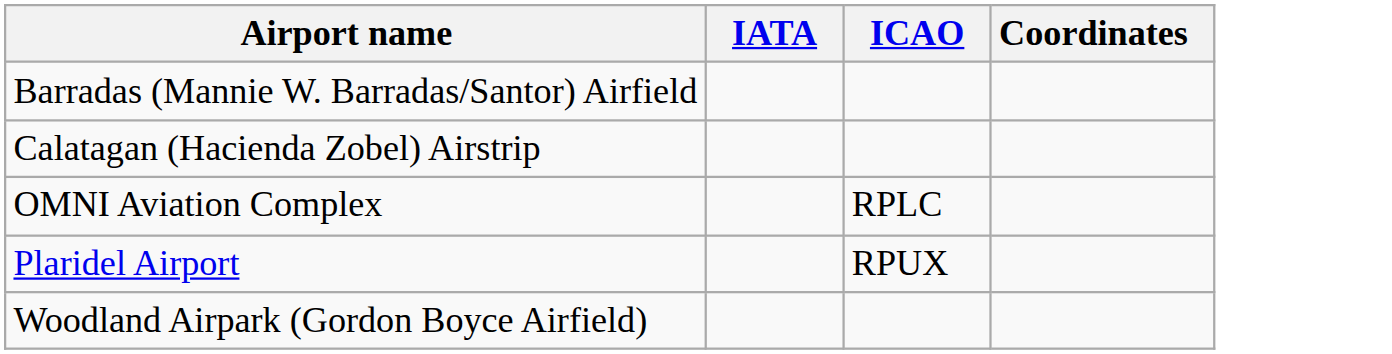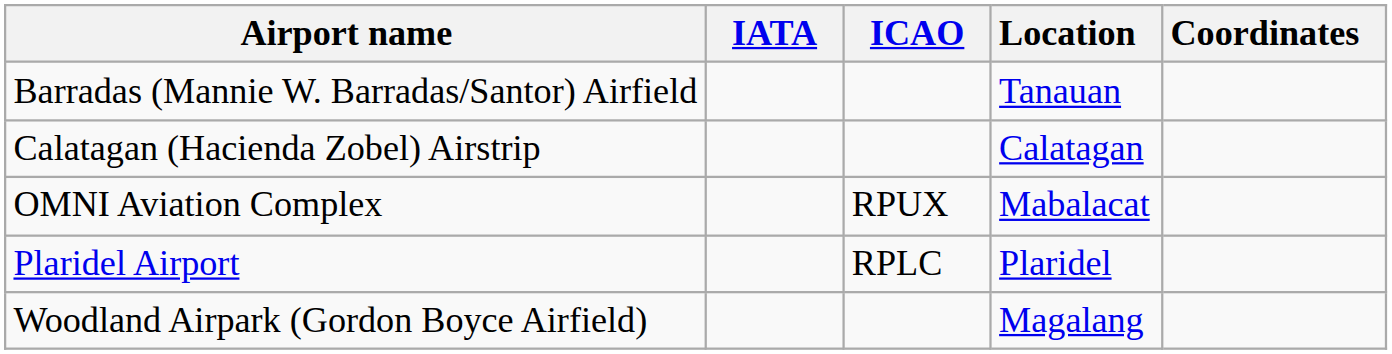+ column: (1076, 33)
(897, 205) RPLC -> (900, 205) RPUX
(900, 262) RPUX -> (897, 262) RPLC
